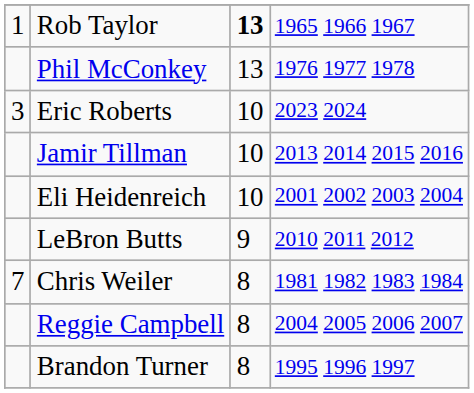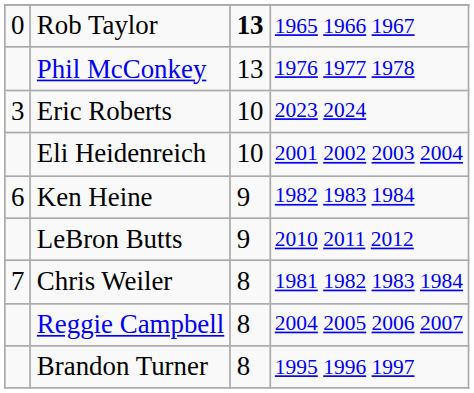(18, 25) 1 -> (18, 25) 0
- row: (112, 153)
+ row: (95, 196)
